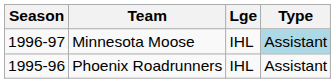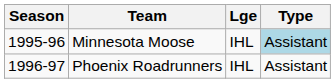(37, 41) 1996-97 -> (37, 41) 1995-96
(37, 66) 1995-96 -> (37, 66) 1996-97
